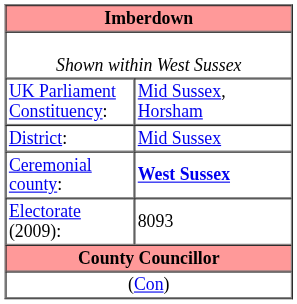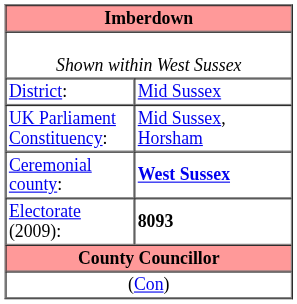rows swapped: (38, 138) <-> (62, 101)
(156, 221) normal -> (156, 221) bold
